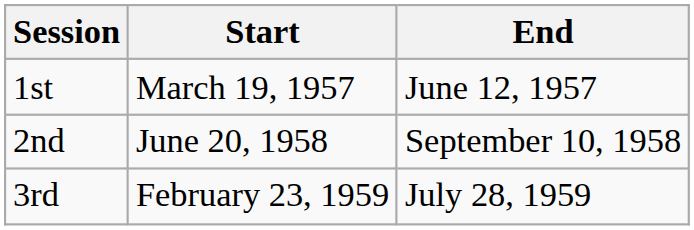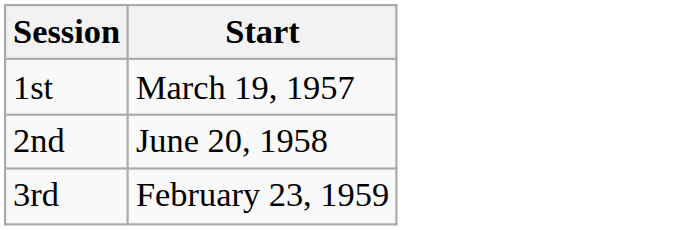- column: (543, 31)
